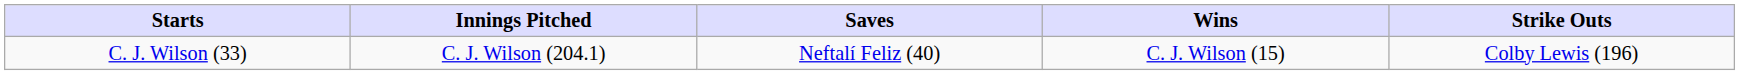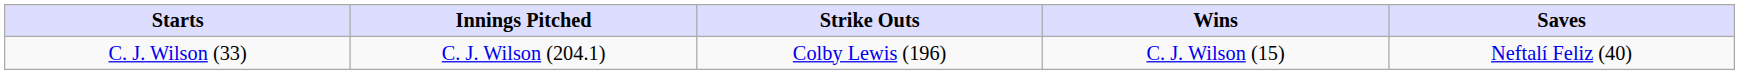columns swapped: (1562, 20) <-> (870, 20)
